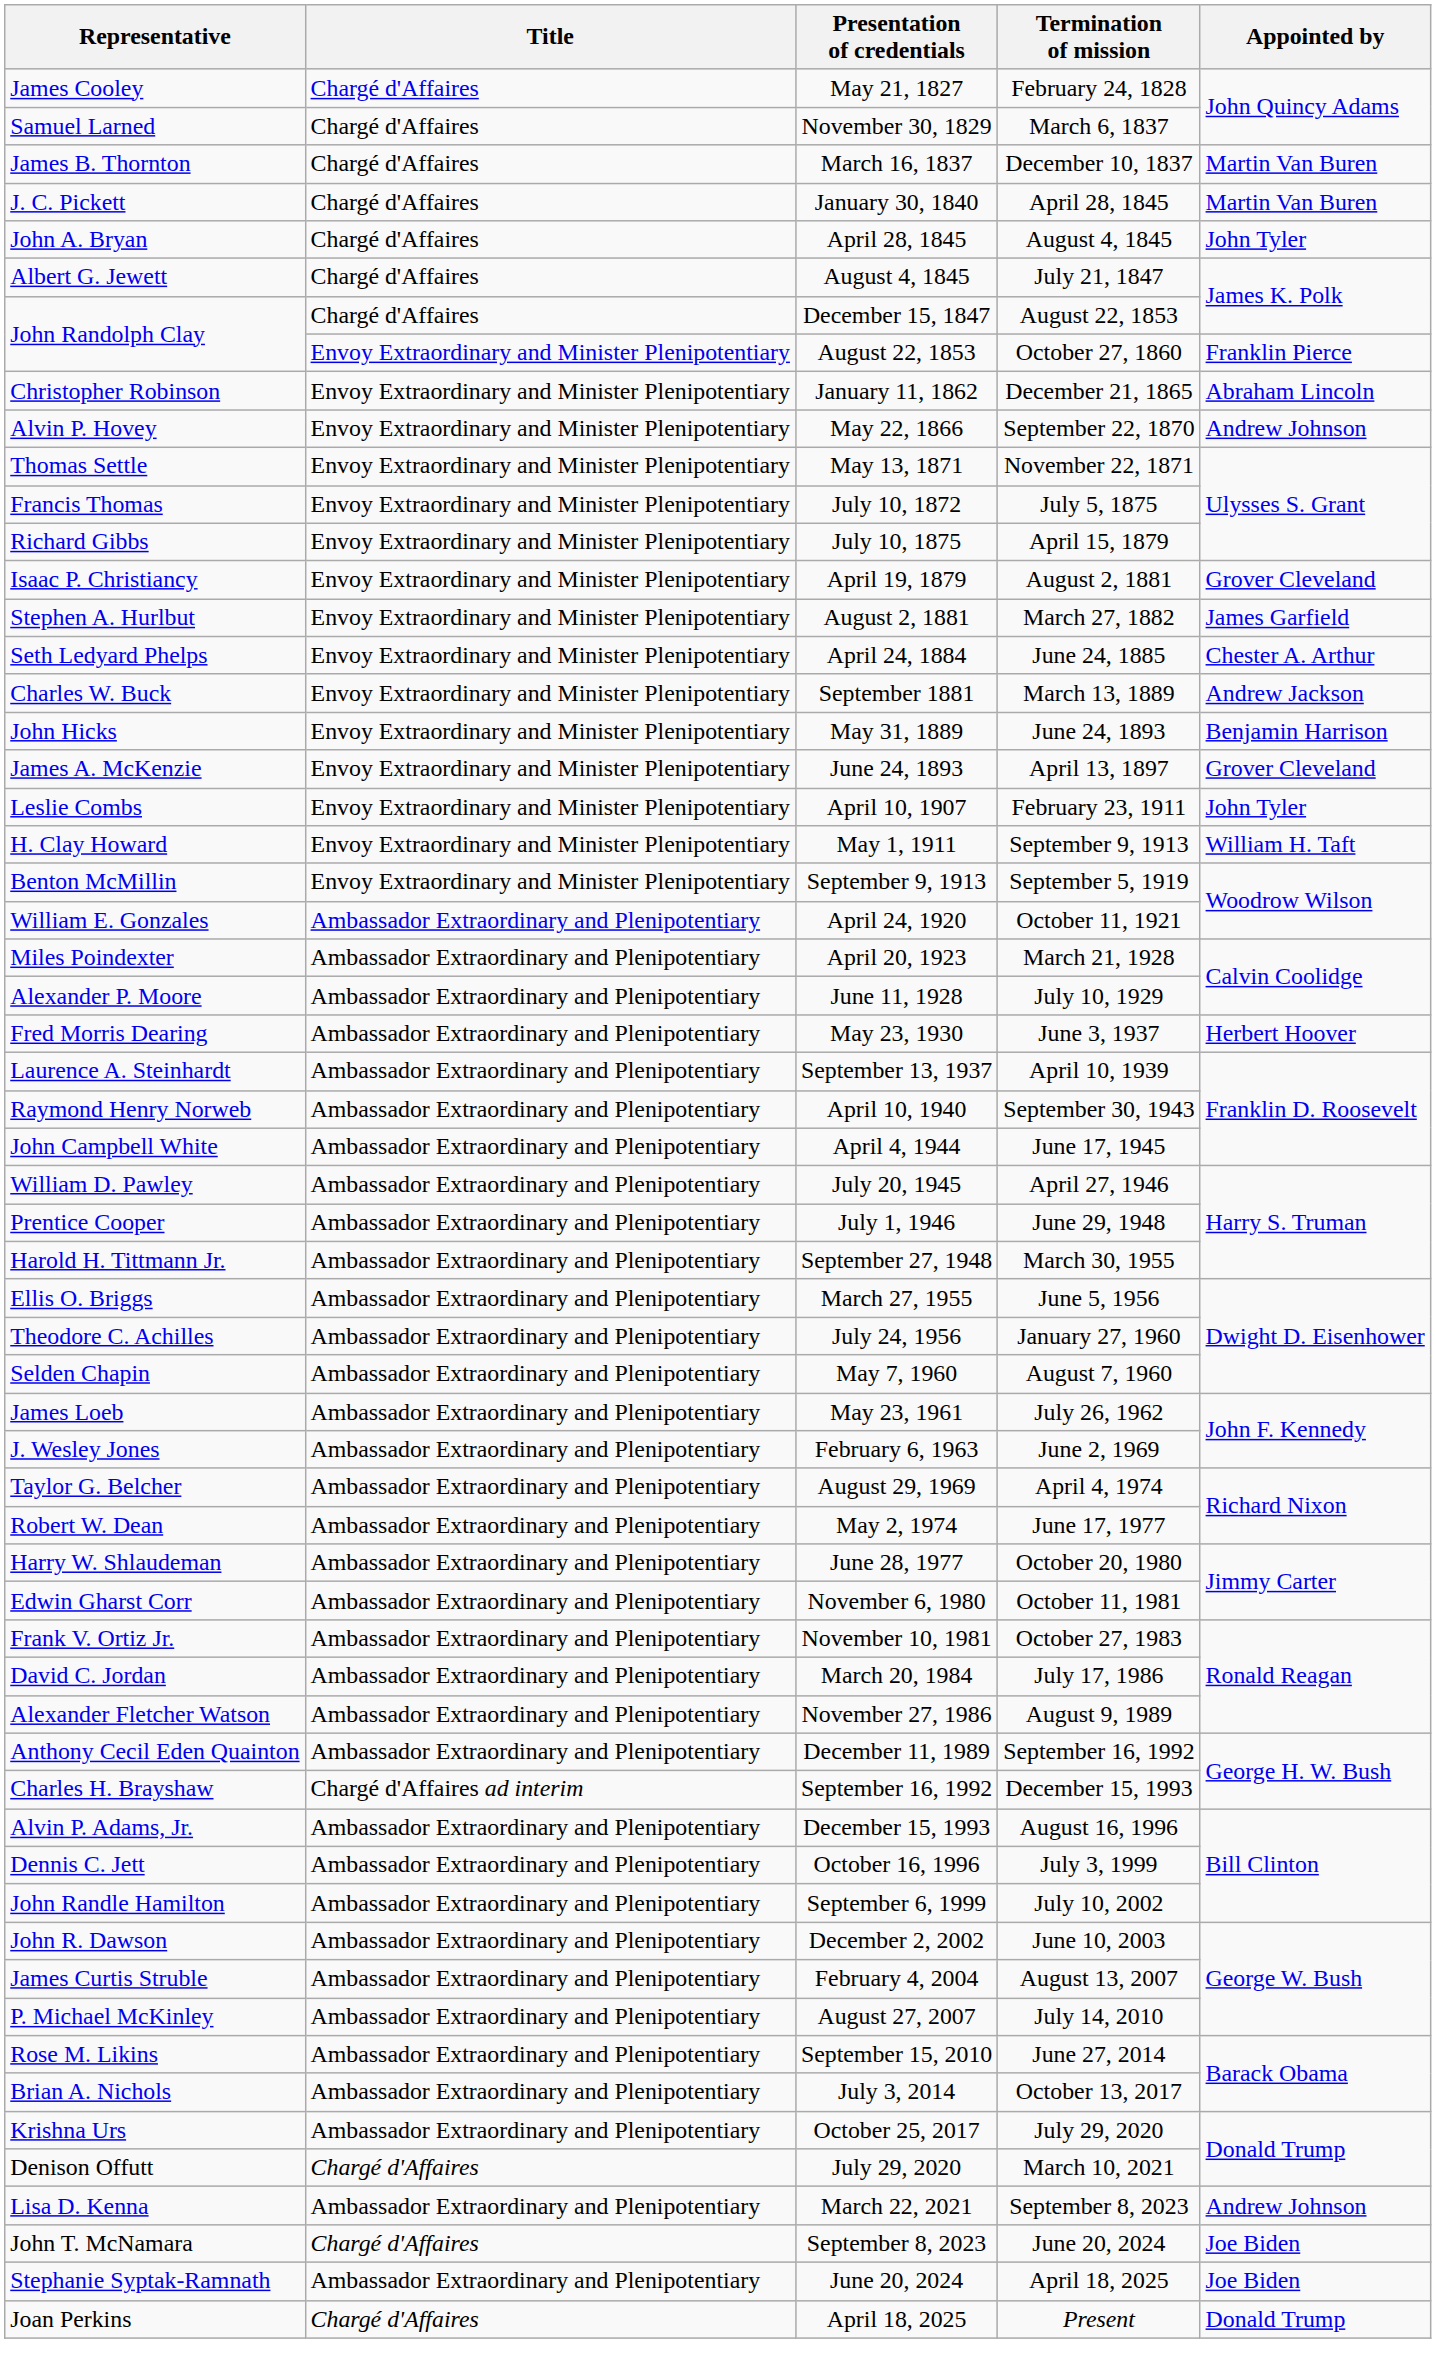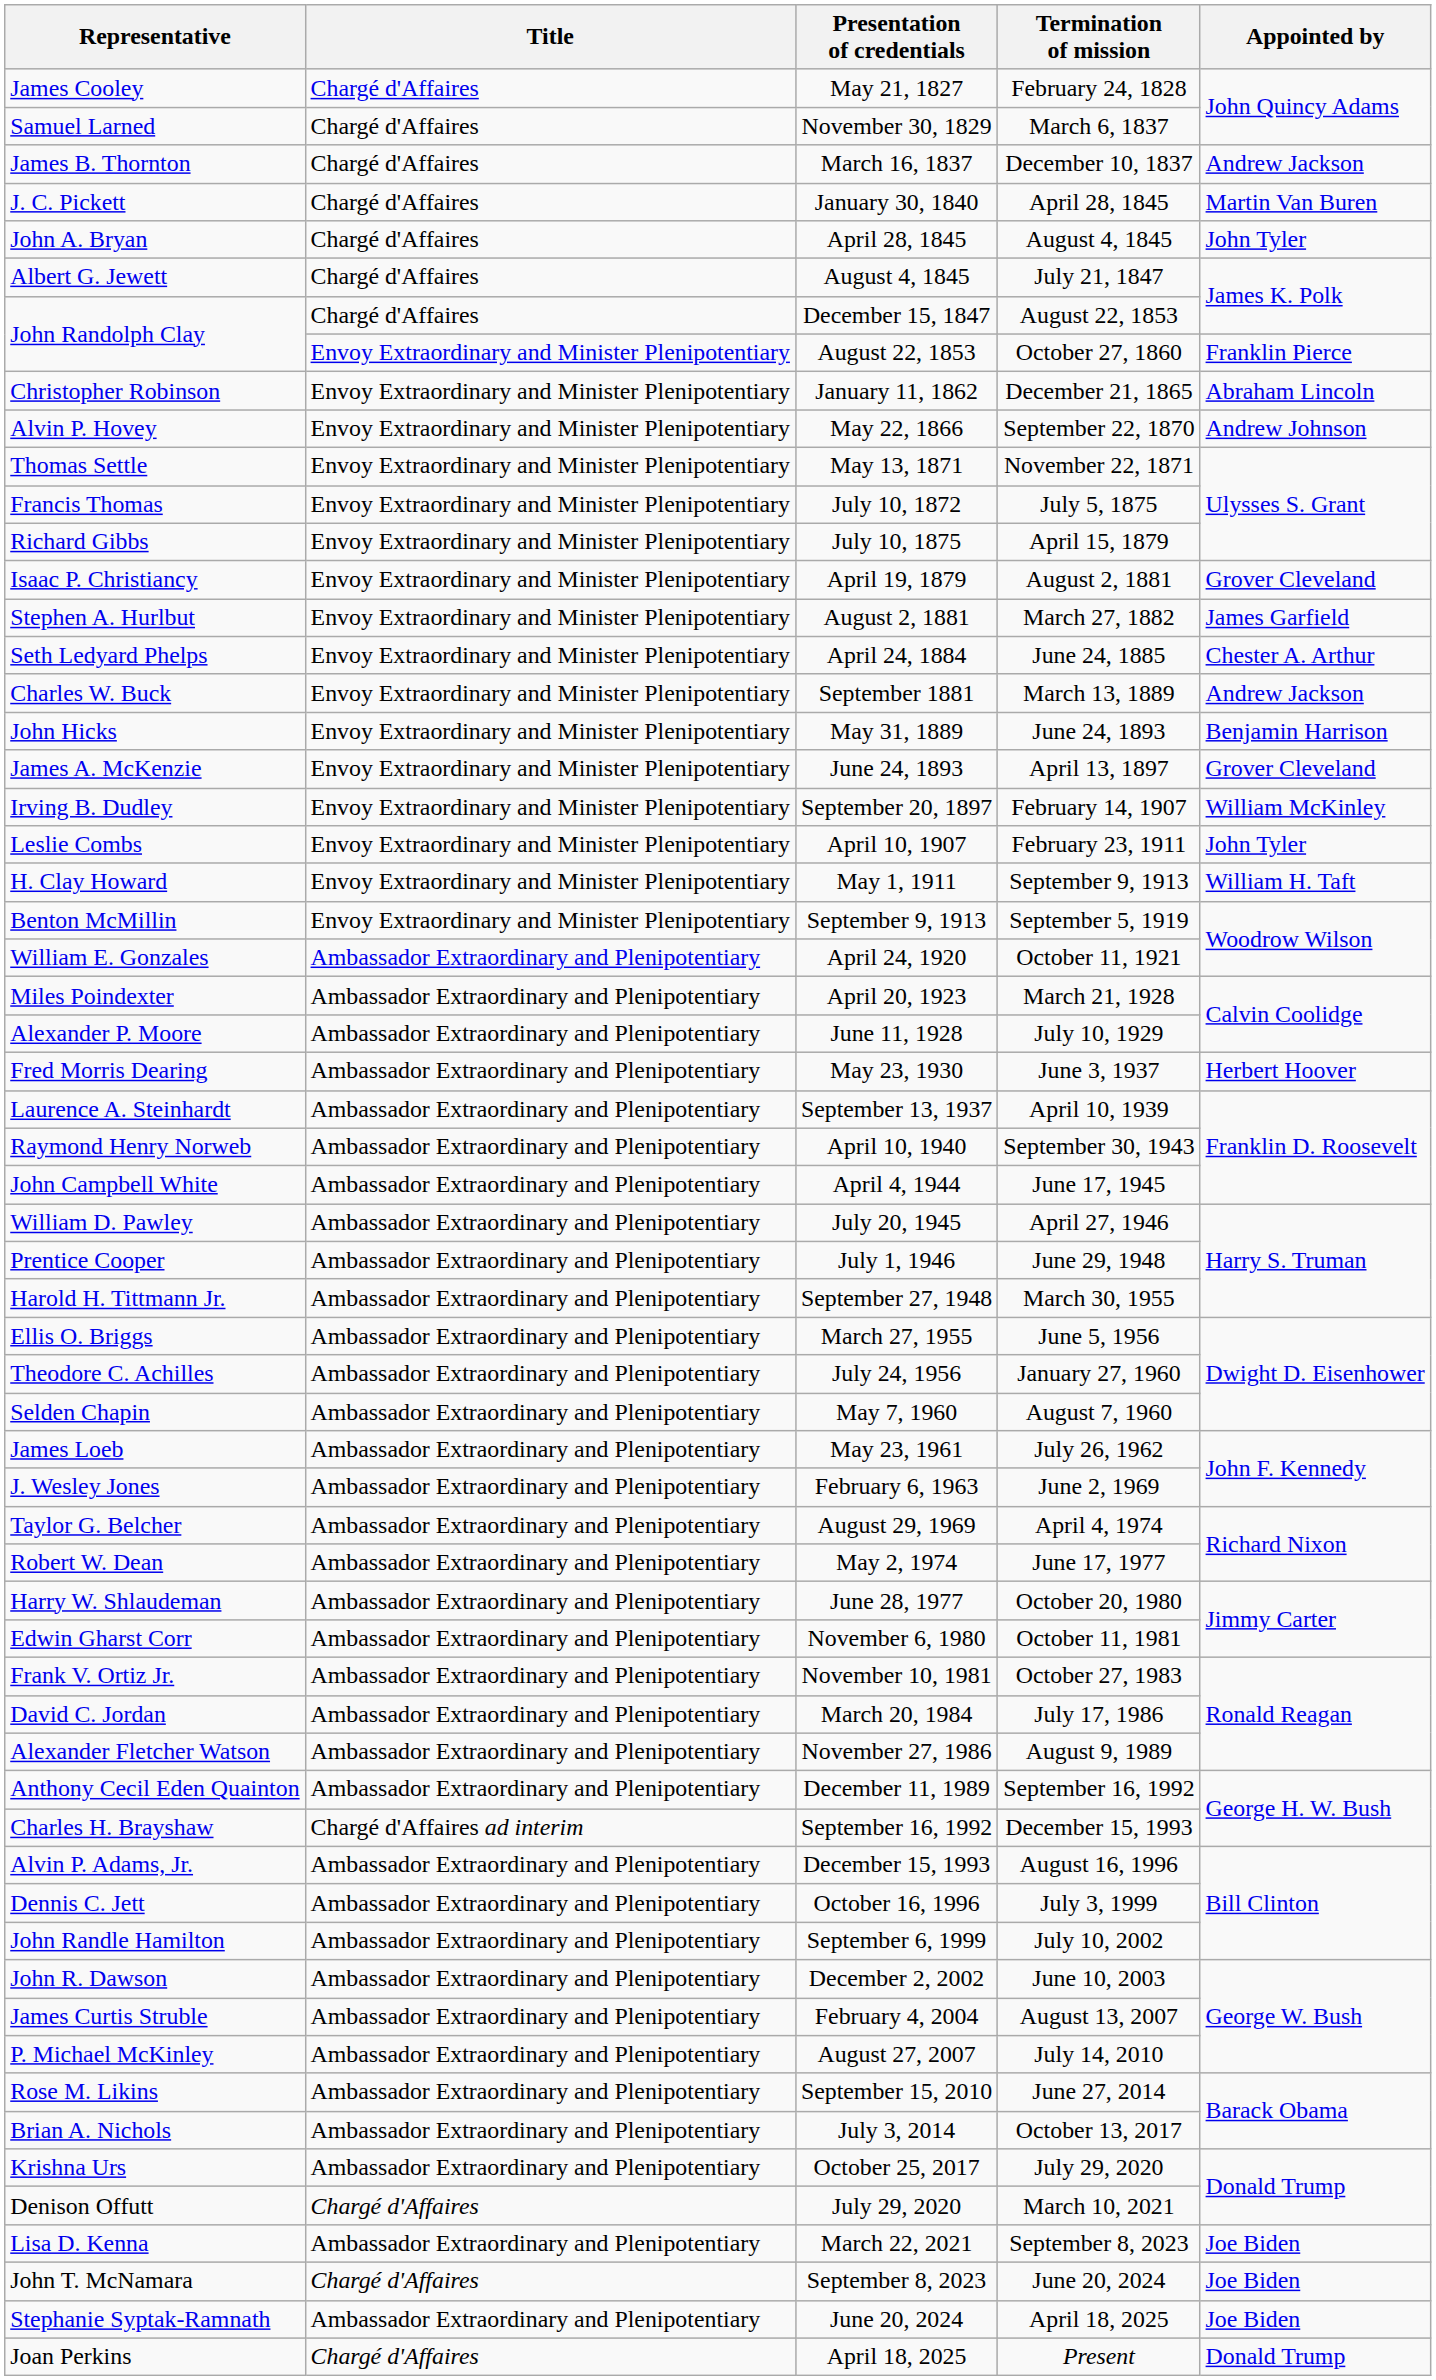(1291, 163) Martin Van Buren -> (1285, 163) Andrew Jackson
+ row: (897, 806)
(1286, 2205) Andrew Johnson -> (1253, 2243) Joe Biden
